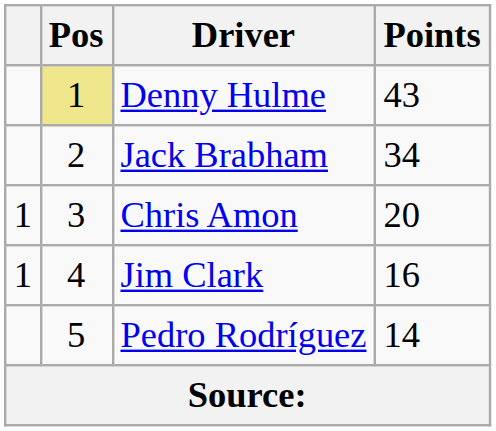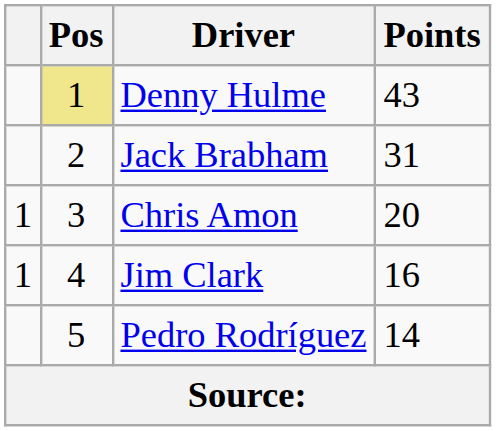(402, 155) 34 -> (402, 155) 31
